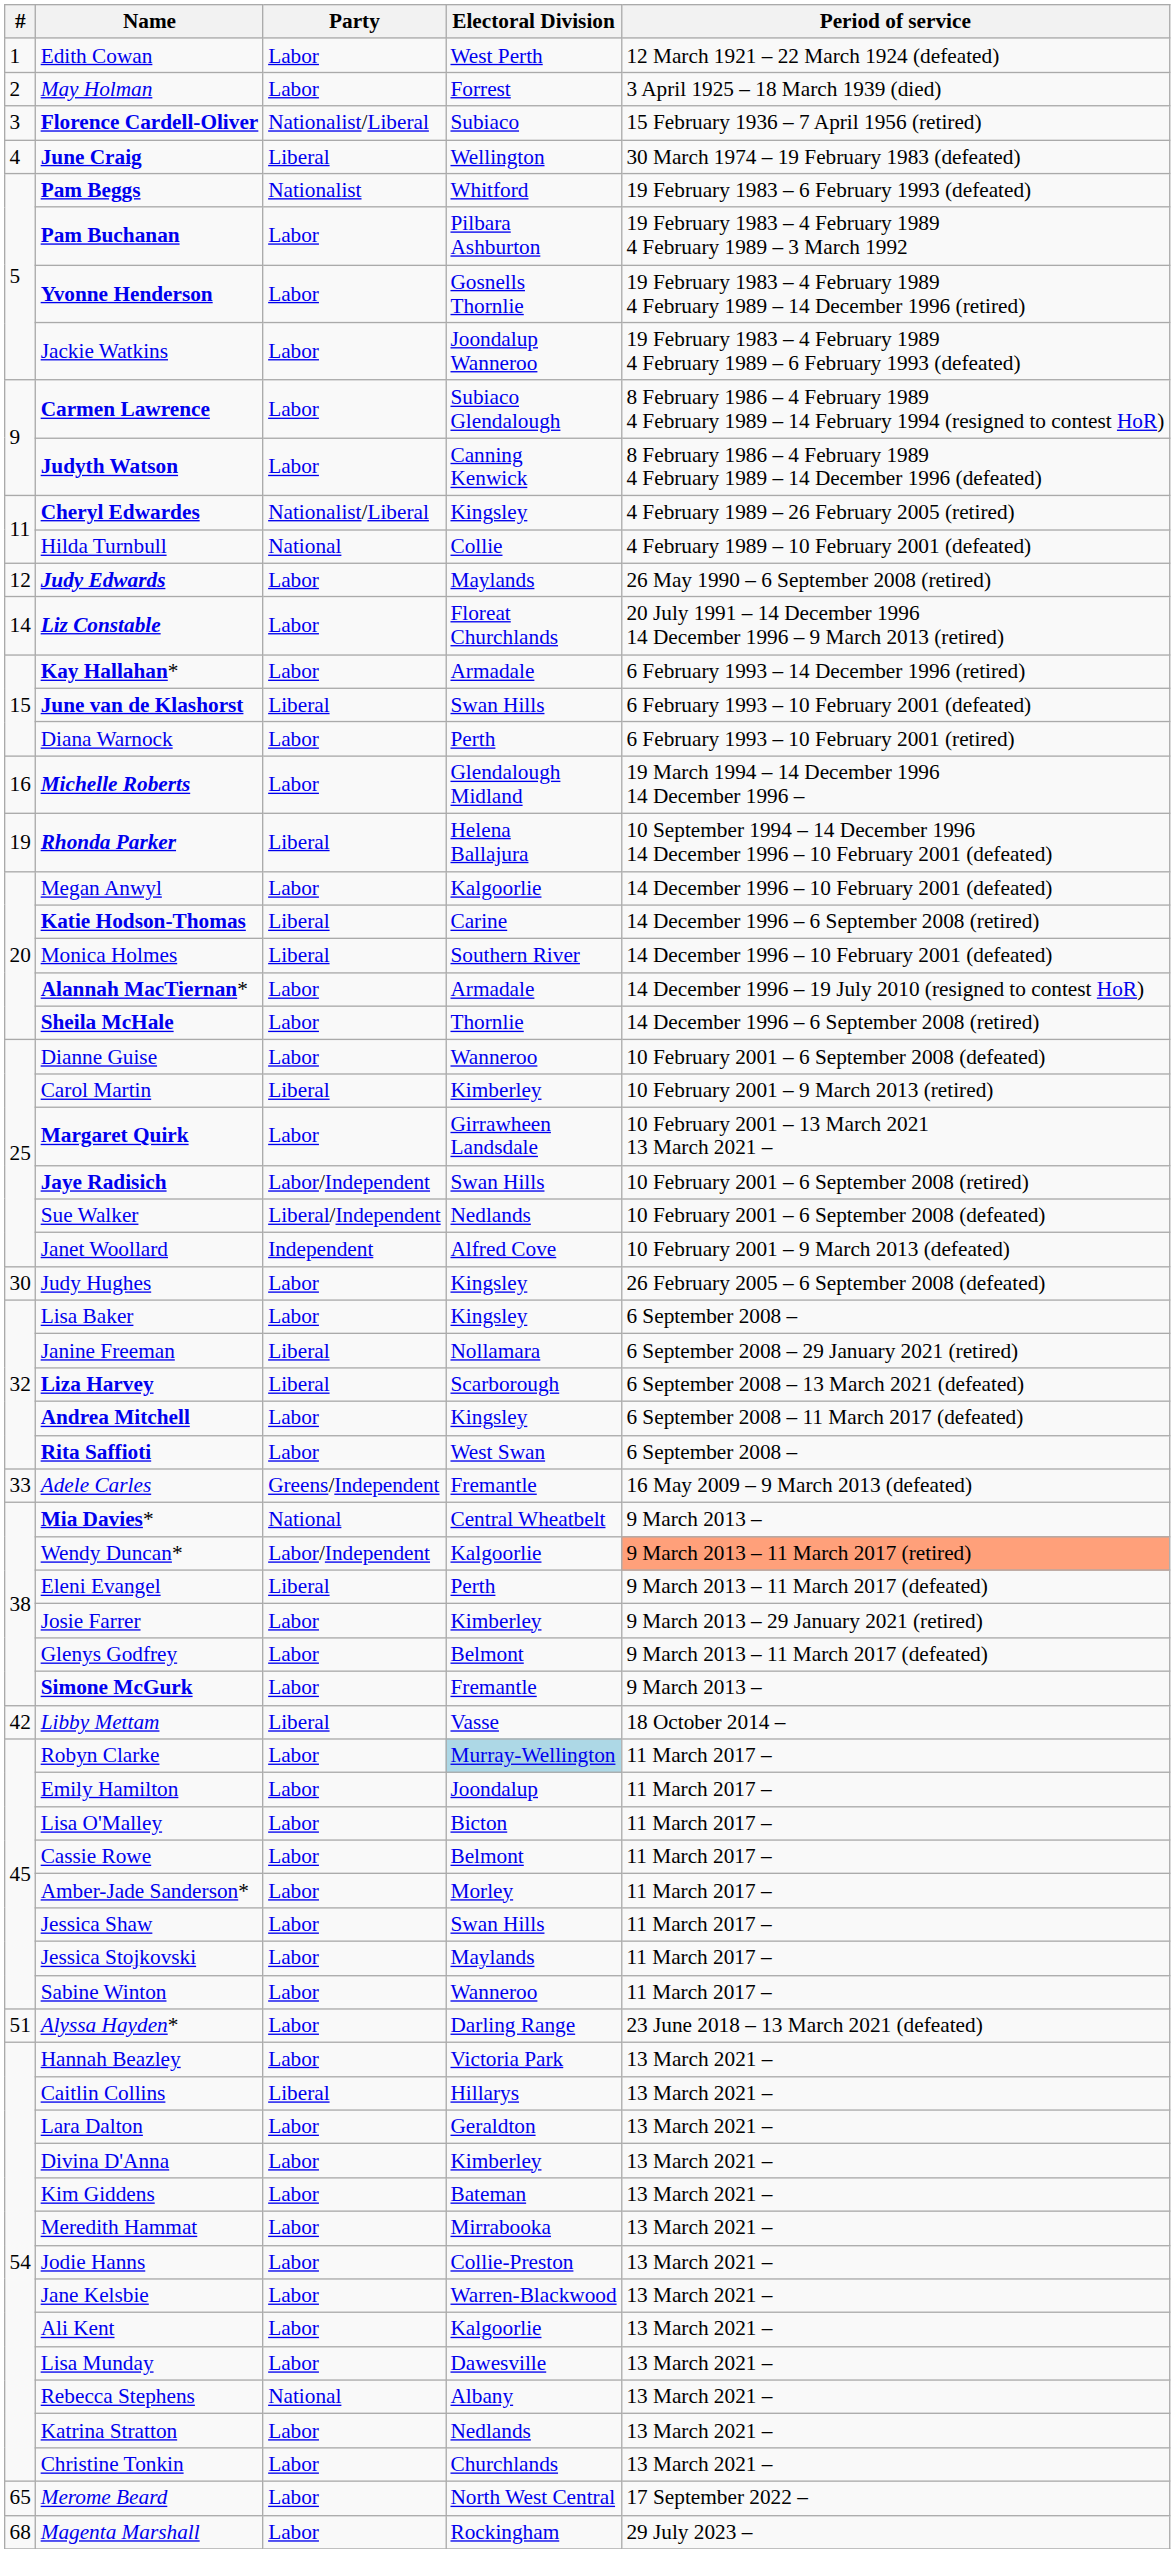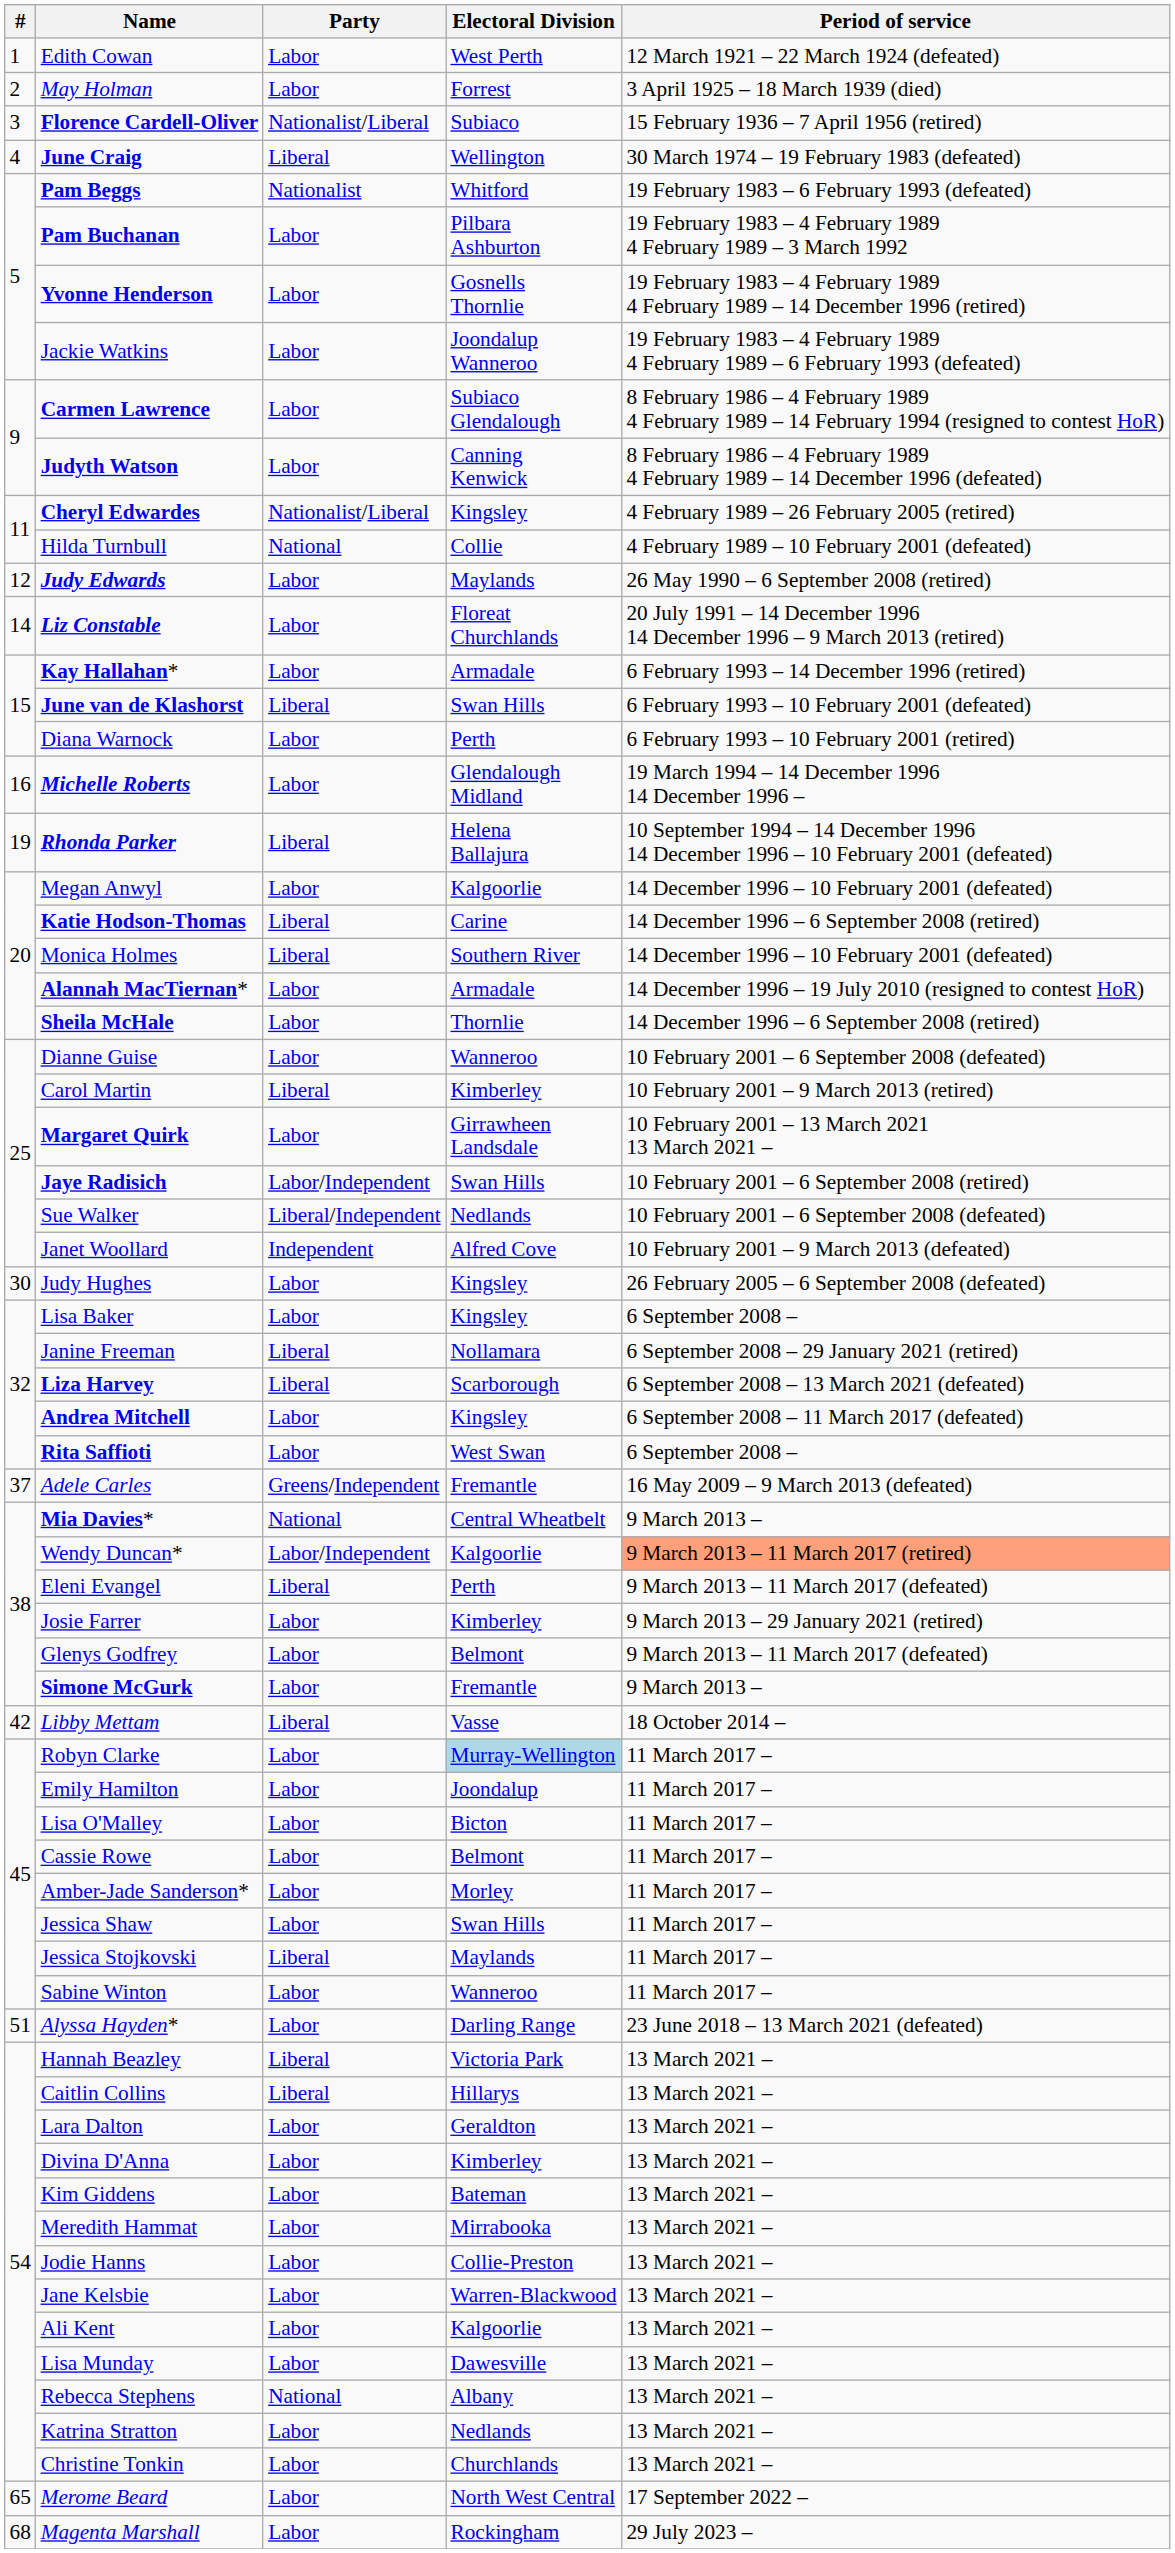(20, 1485) 33 -> (20, 1485) 37
(294, 1958) Labor -> (299, 1958) Liberal
(294, 2059) Labor -> (299, 2059) Liberal
